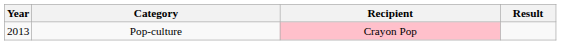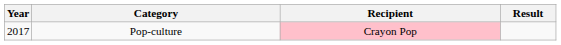(18, 31) 2013 -> (18, 31) 2017
